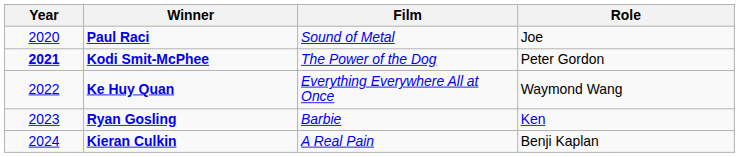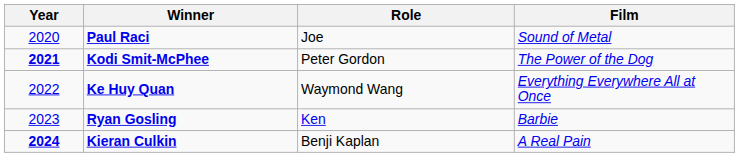columns swapped: (408, 15) <-> (626, 15)
(44, 141) normal -> (44, 141) bold
